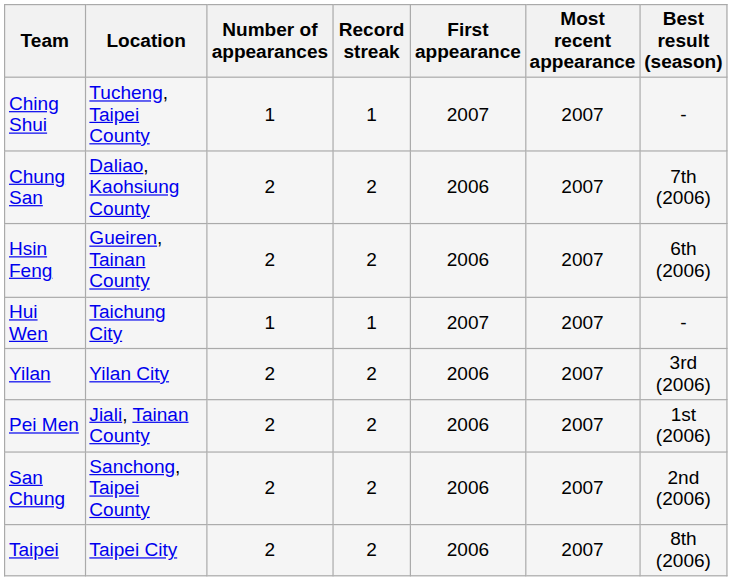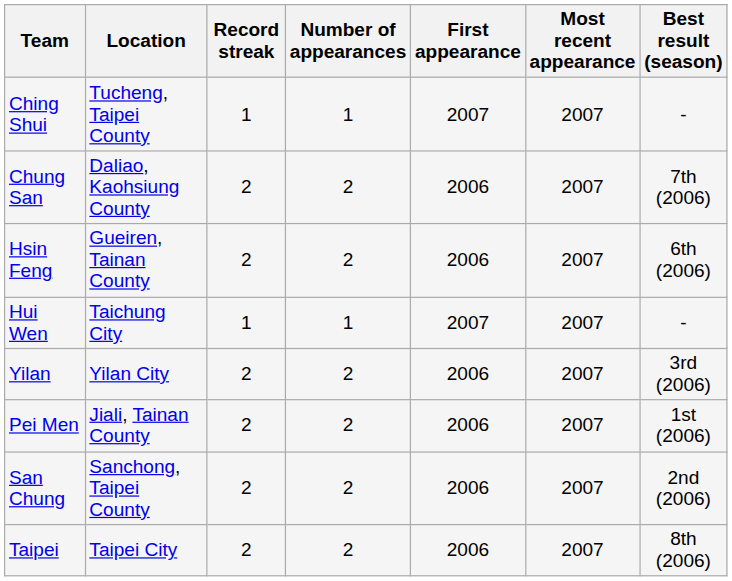columns swapped: (270, 41) <-> (372, 41)
